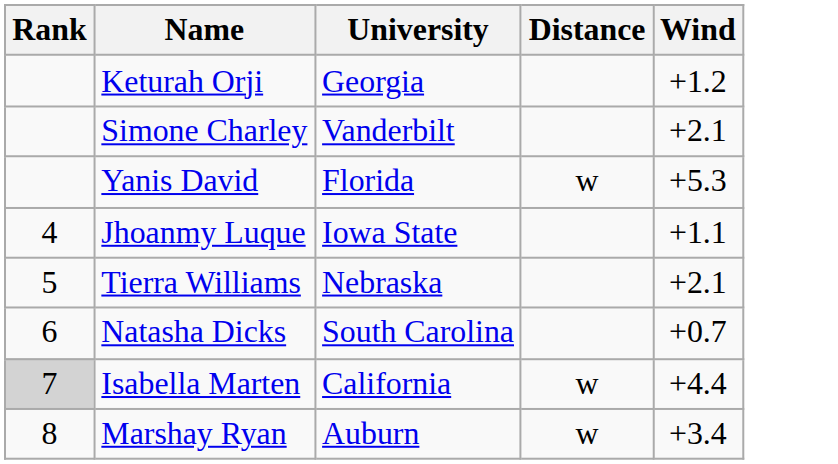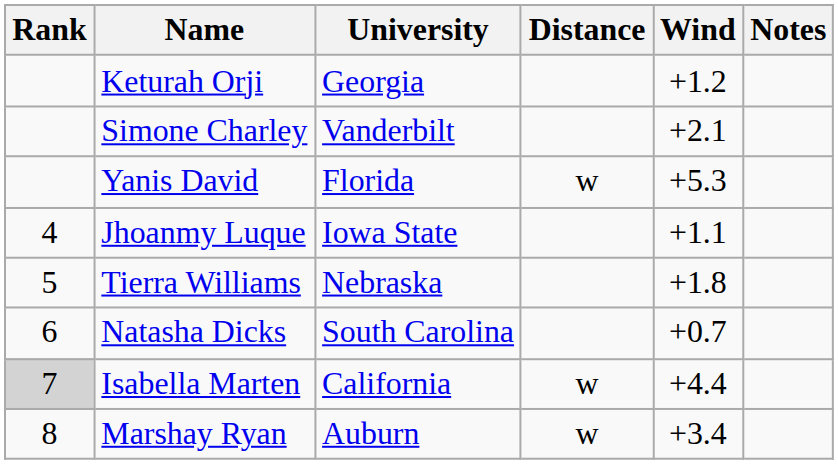+ column: (788, 29)
(698, 282) +2.1 -> (698, 282) +1.8
